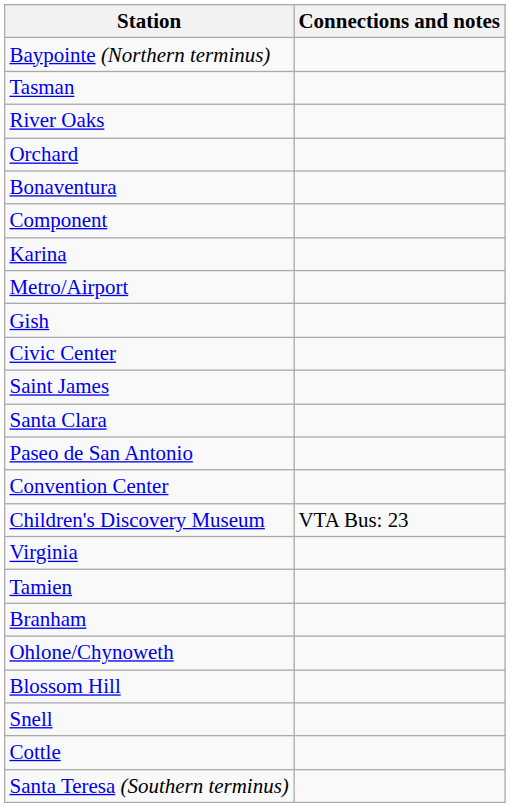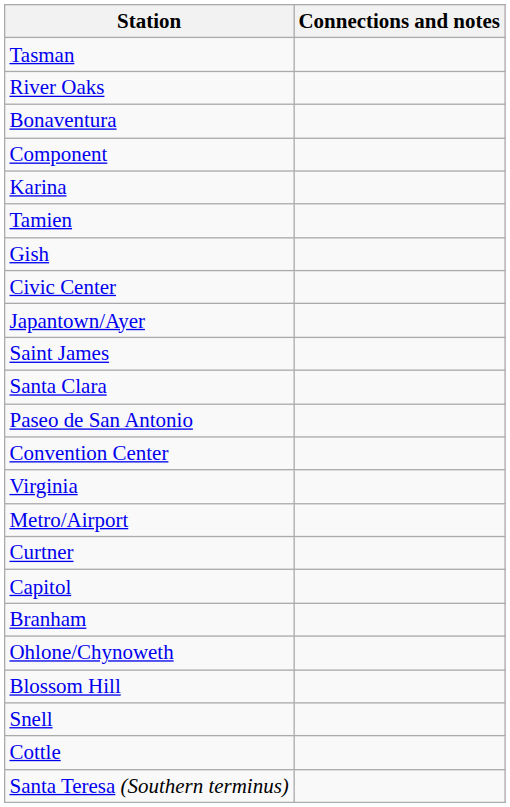- row: (140, 54)
- row: (44, 154)
rows swapped: (69, 287) <-> (41, 586)
+ row: (77, 320)
- row: (137, 519)
+ row: (41, 552)
+ row: (40, 586)
